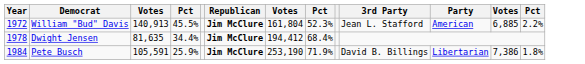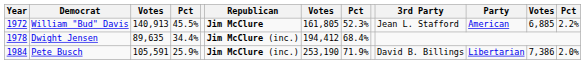(285, 25) 161,804 -> (321, 25) 161,805
(148, 39) 81,635 -> (148, 39) 89,635
(235, 39) Jim McClure -> (253, 39) Jim McClure (inc.)
(235, 52) Jim McClure -> (253, 52) Jim McClure (inc.)
(533, 52) 1.8% -> (569, 52) 2.0%
